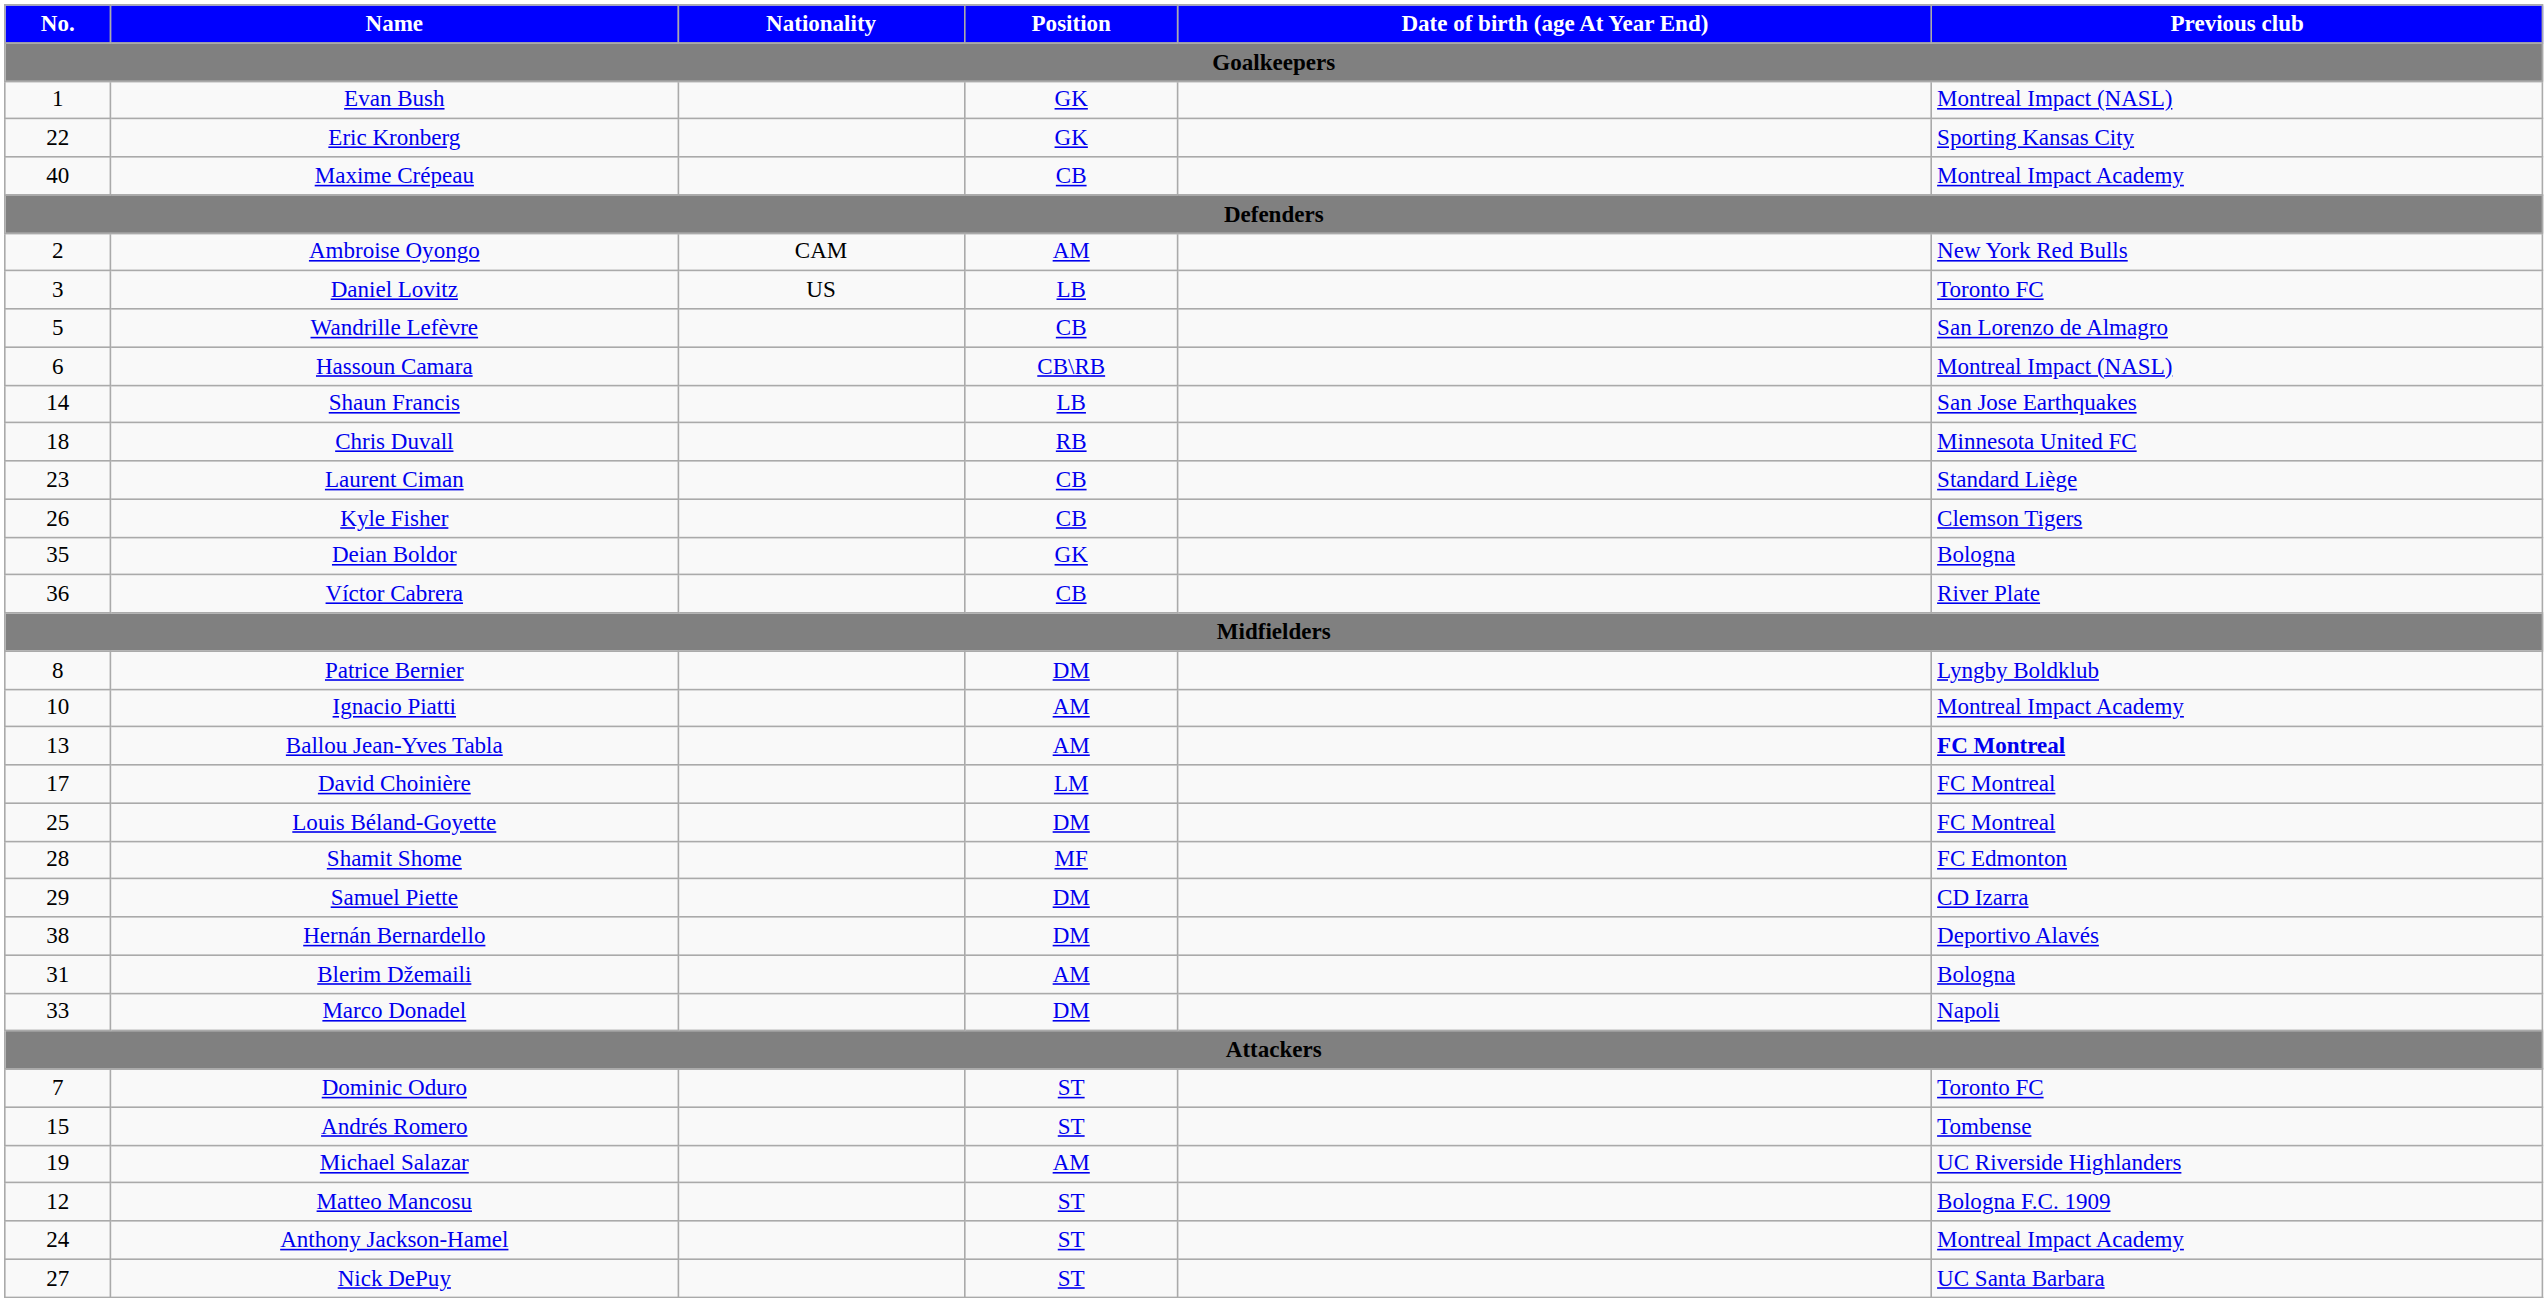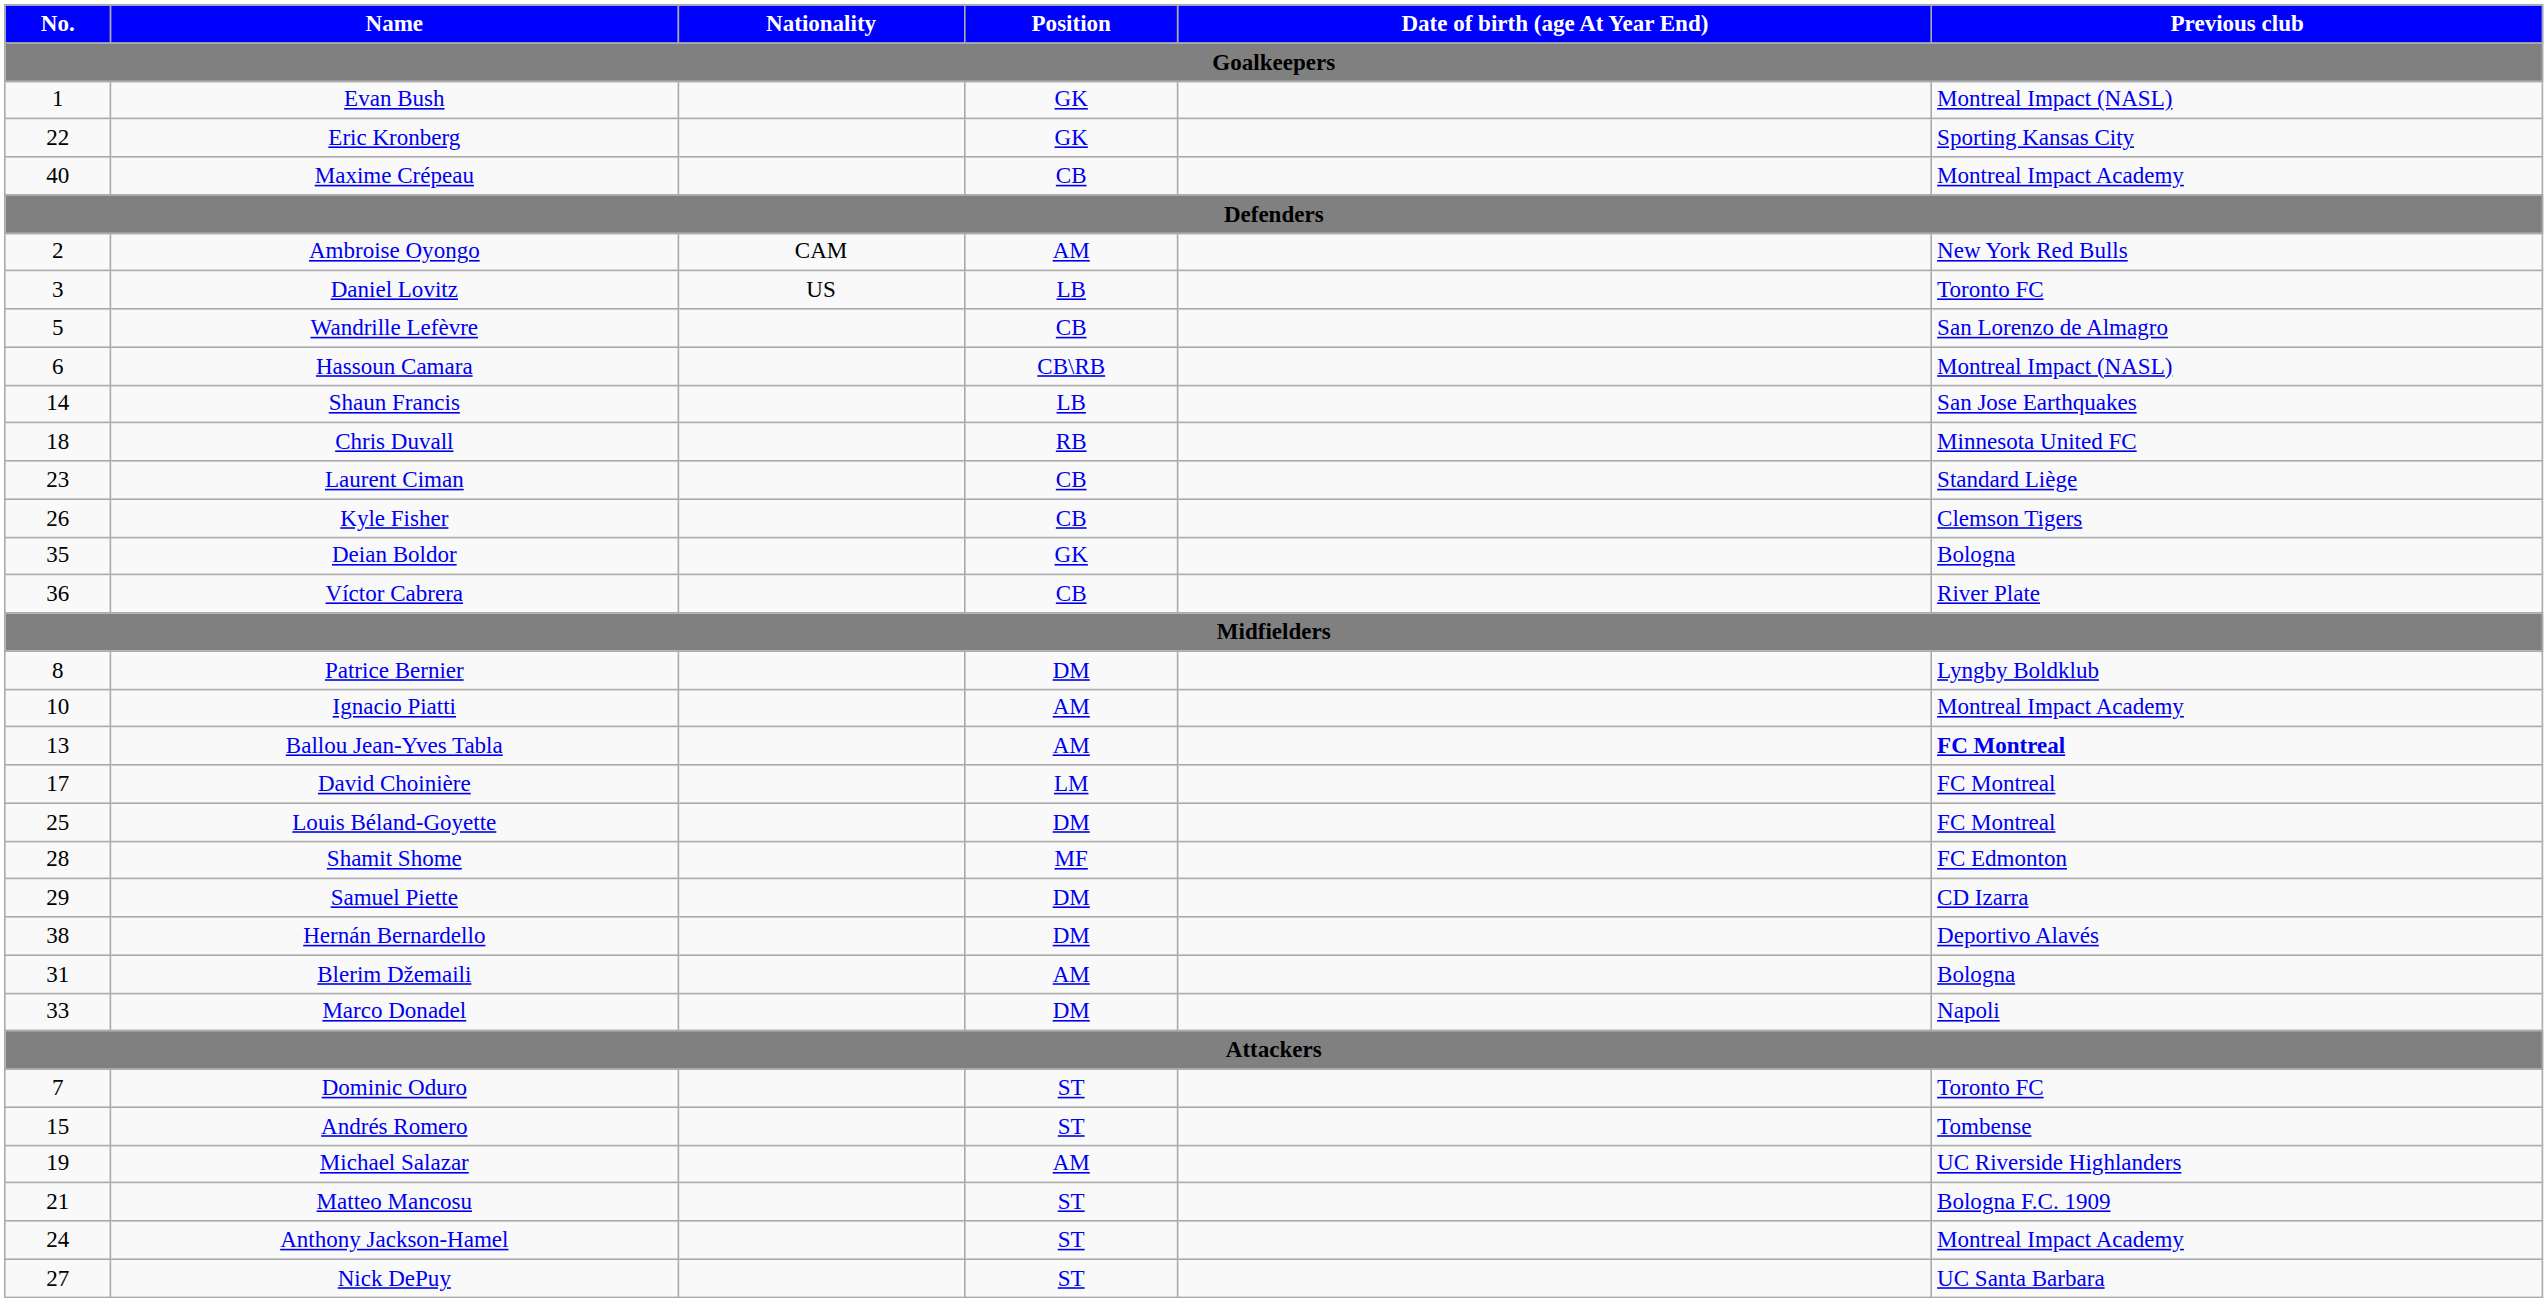(58, 1201) 12 -> (58, 1201) 21
